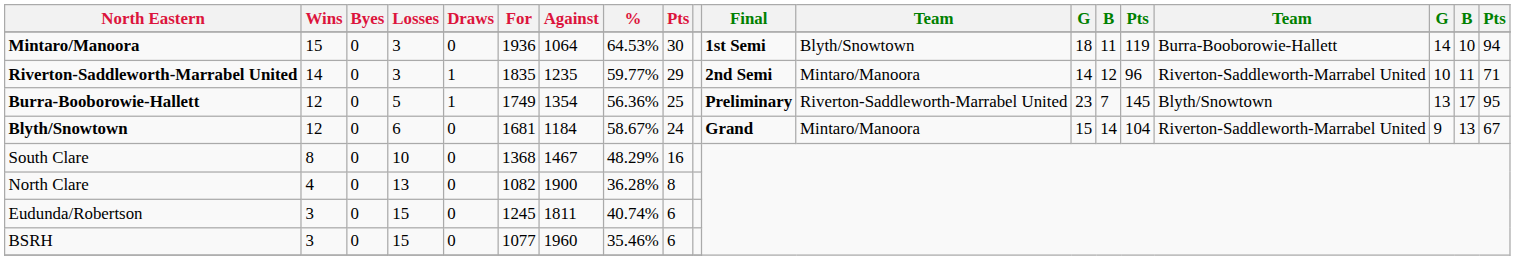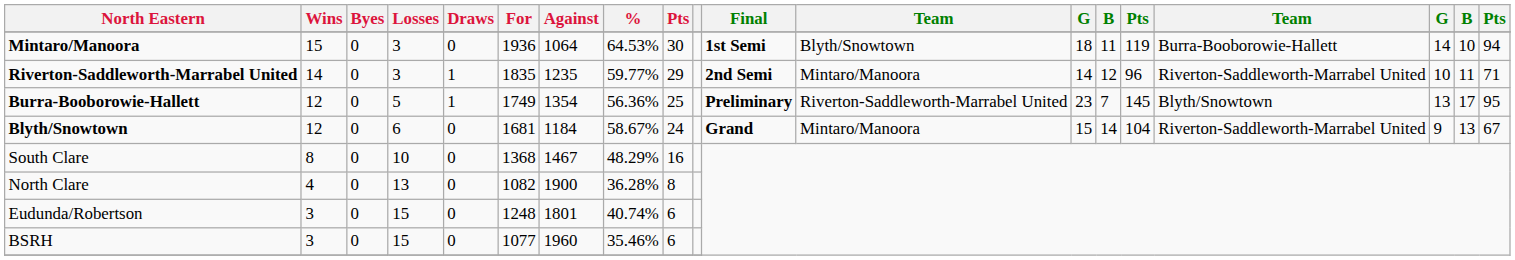(519, 212) 1245 -> (519, 212) 1248
(560, 212) 1811 -> (561, 212) 1801
